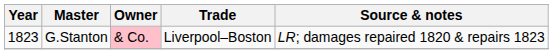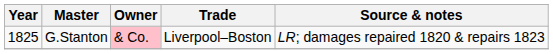(23, 37) 1823 -> (23, 37) 1825
